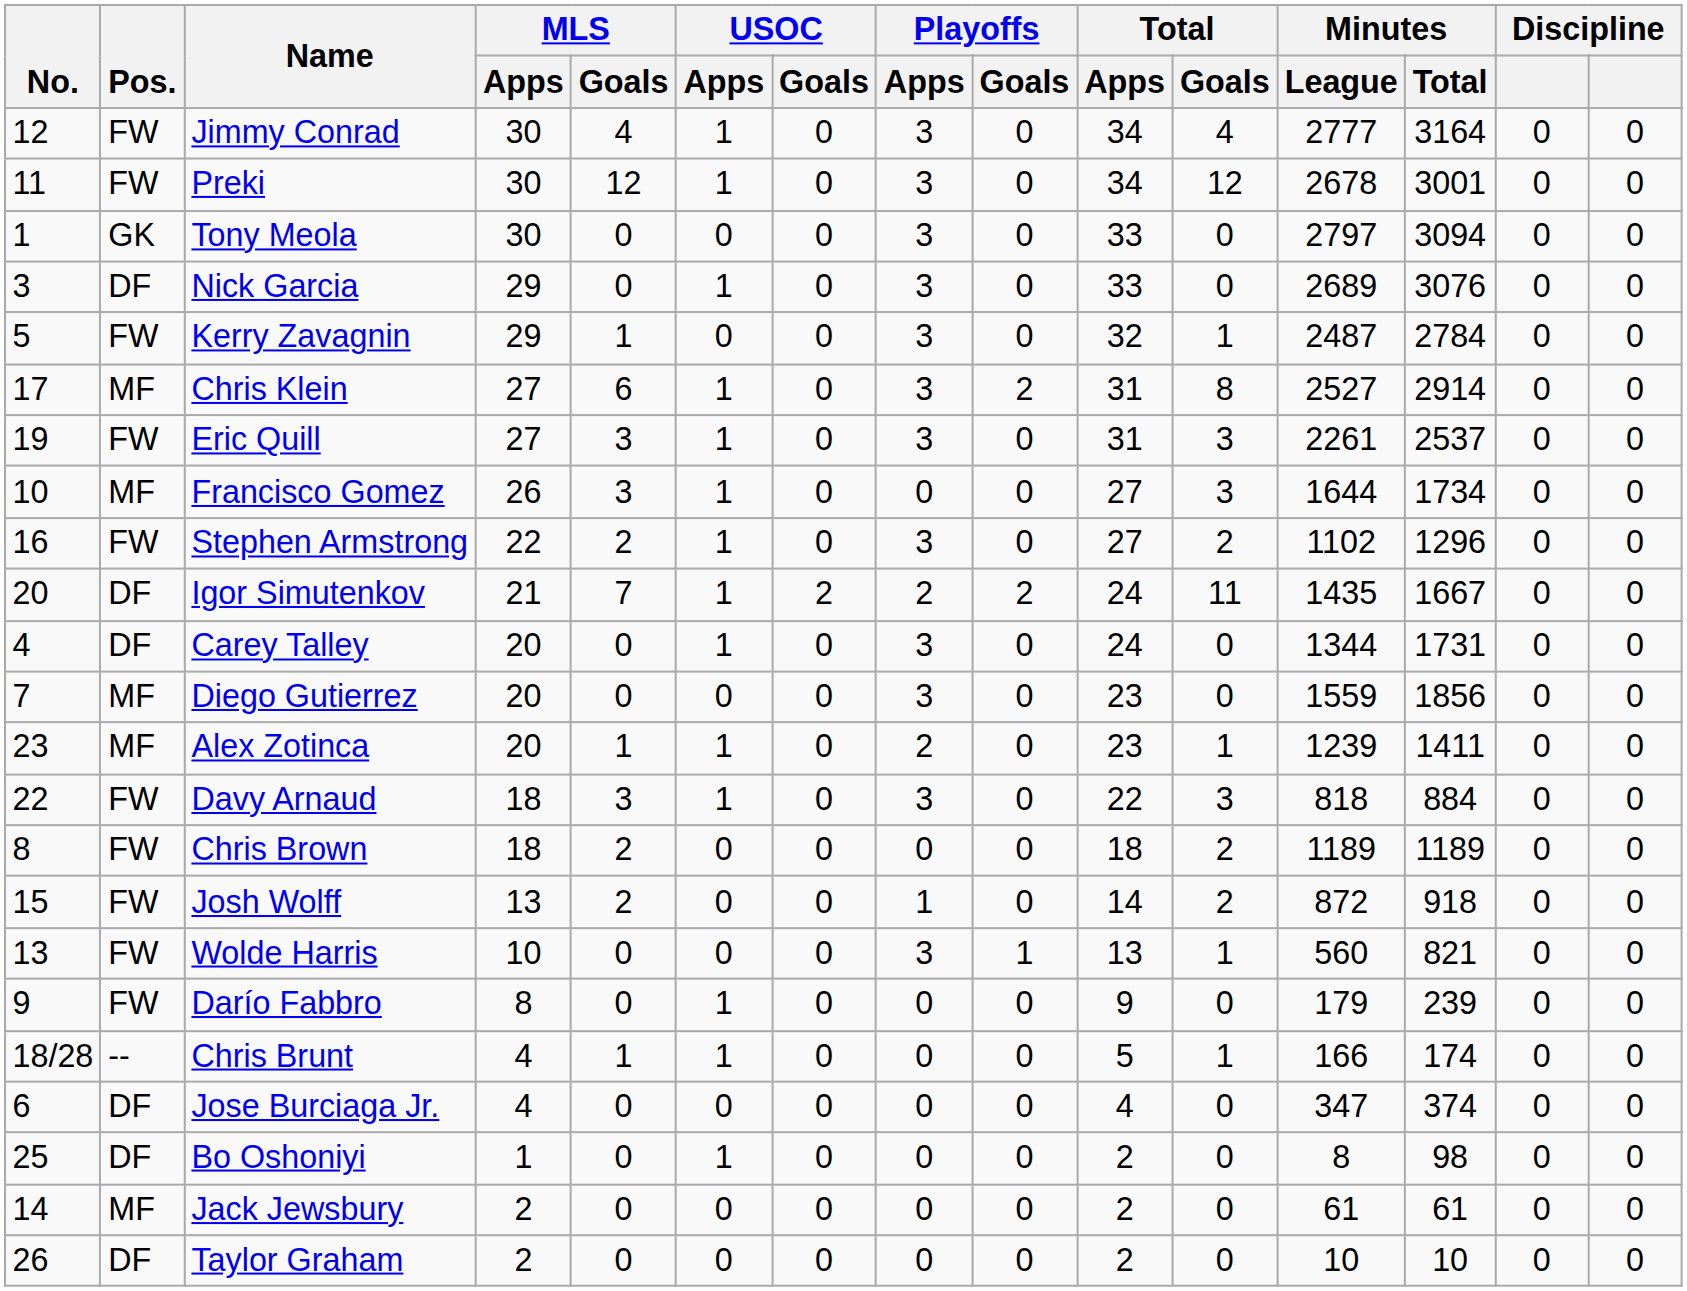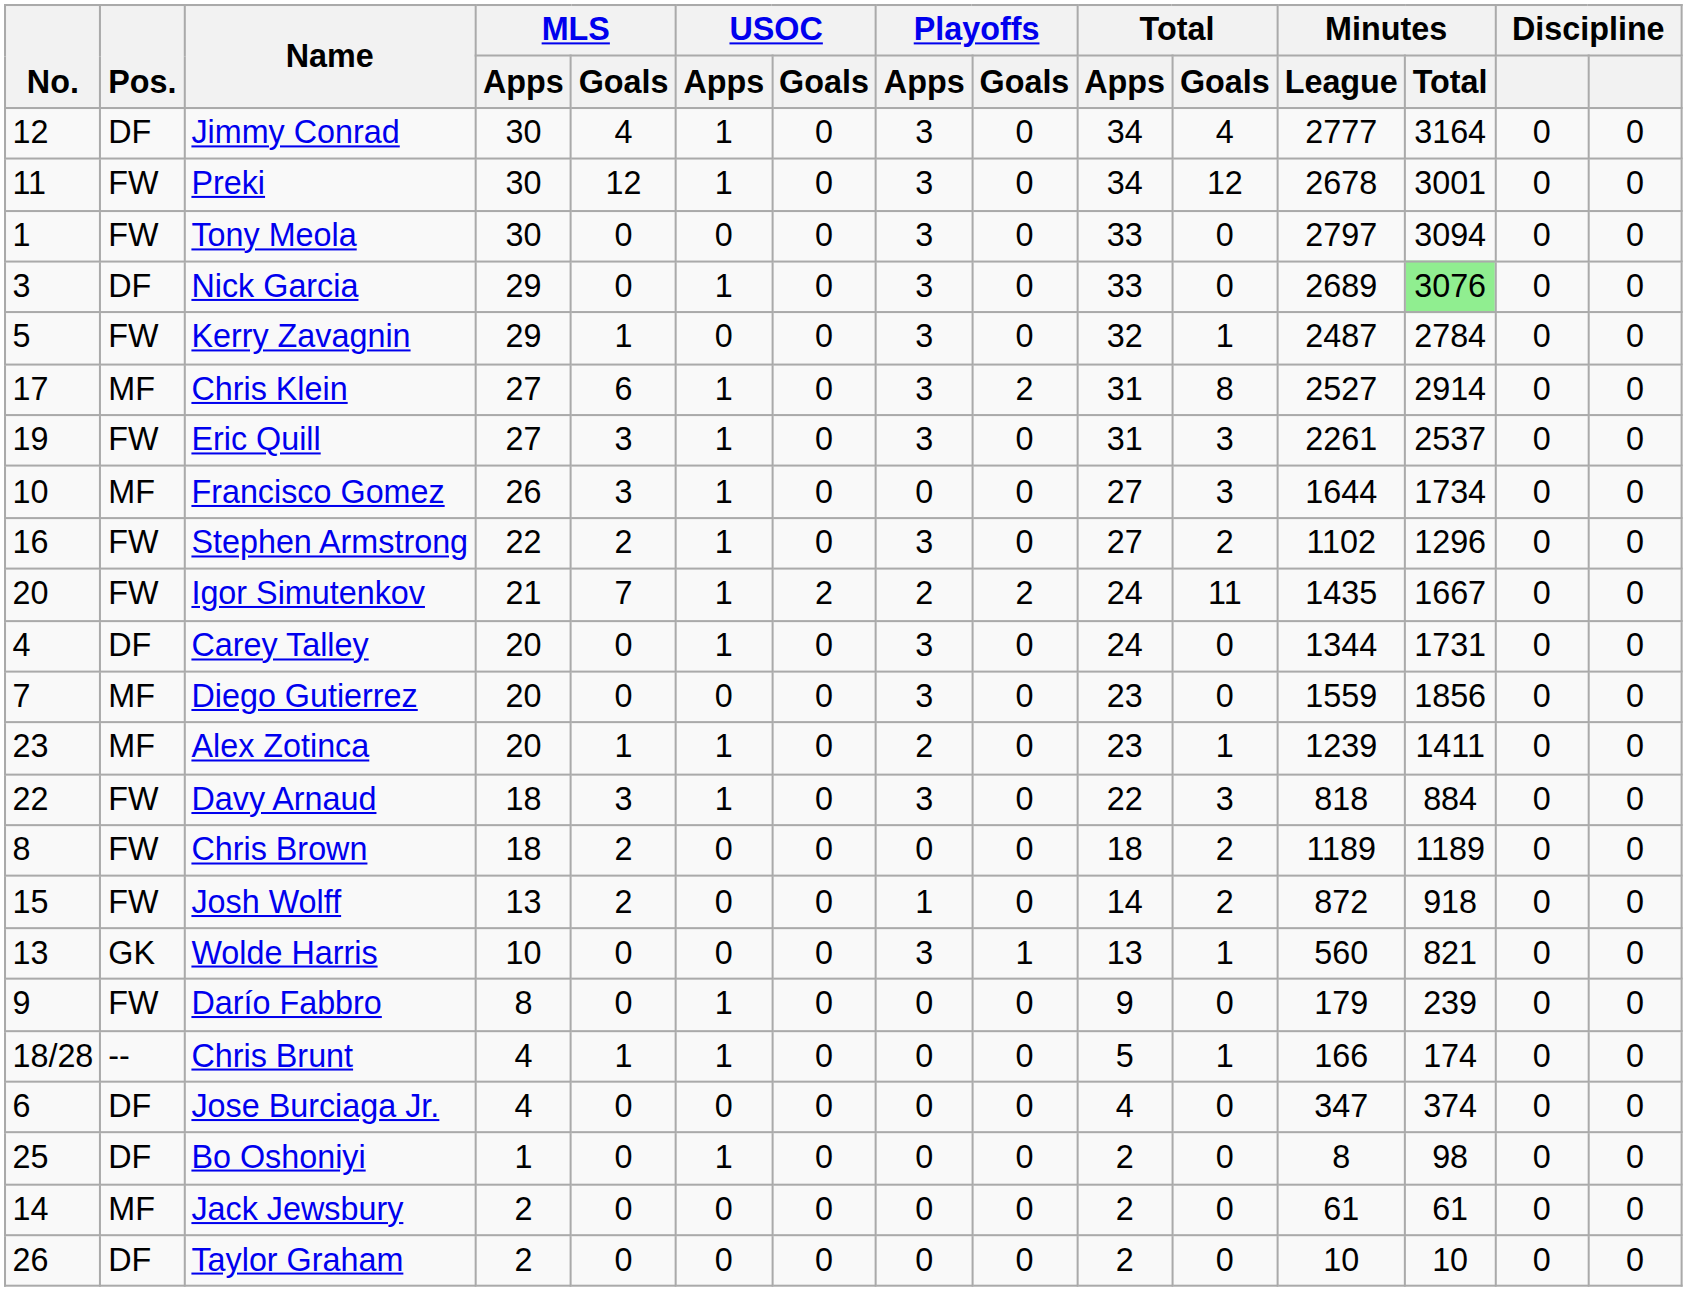(133, 132) FW -> (130, 132) DF
(132, 235) GK -> (133, 235) FW
(1450, 286) no background -> (1450, 286) lightgreen background
(130, 593) DF -> (133, 593) FW
(133, 952) FW -> (132, 952) GK
